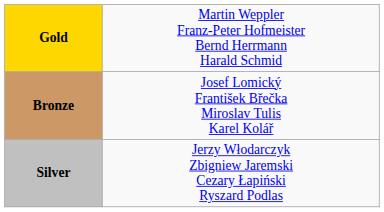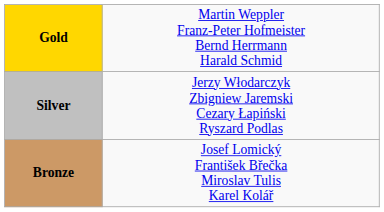rows swapped: (53, 173) <-> (53, 105)
